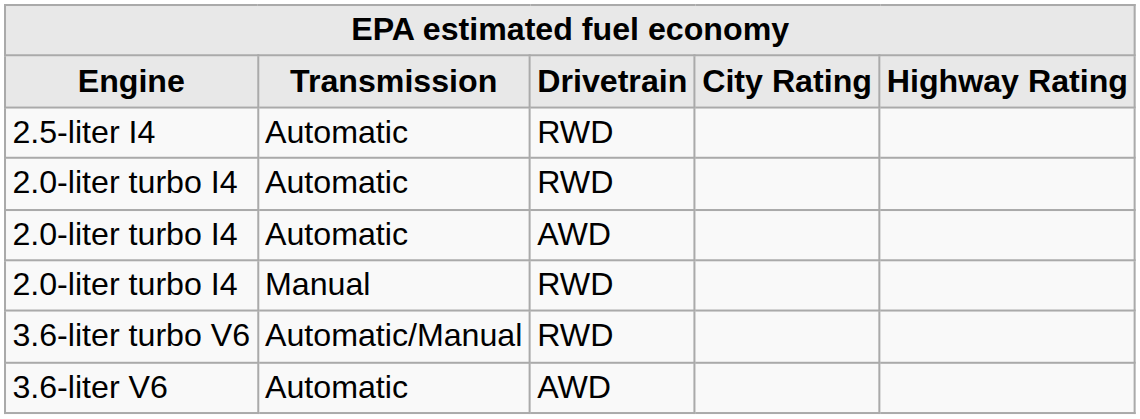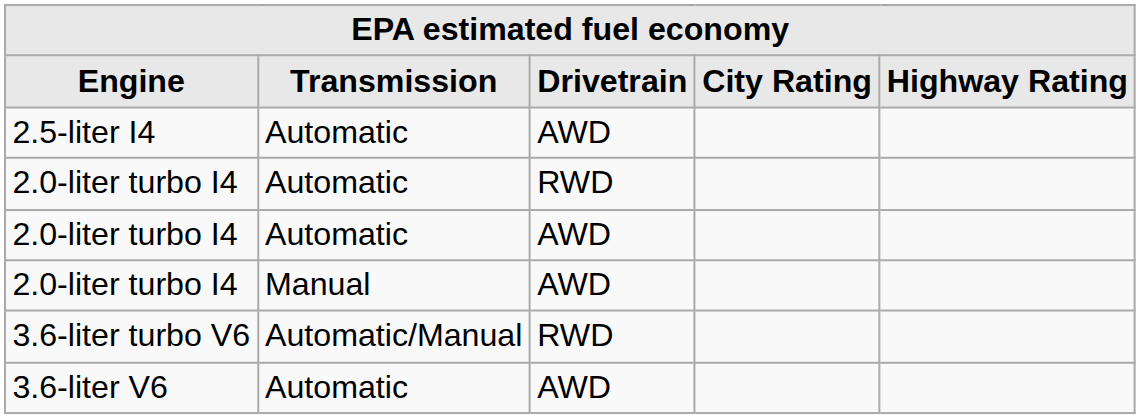(575, 132) RWD -> (574, 132) AWD
(575, 285) RWD -> (574, 285) AWD
